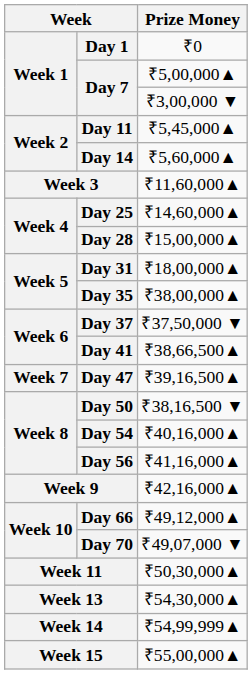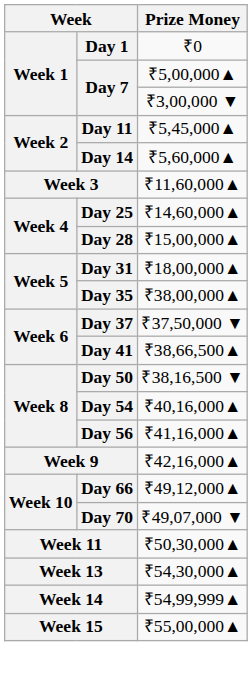- row: (107, 378)
